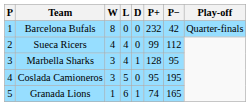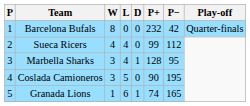(154, 77) 95 -> (154, 77) 90
